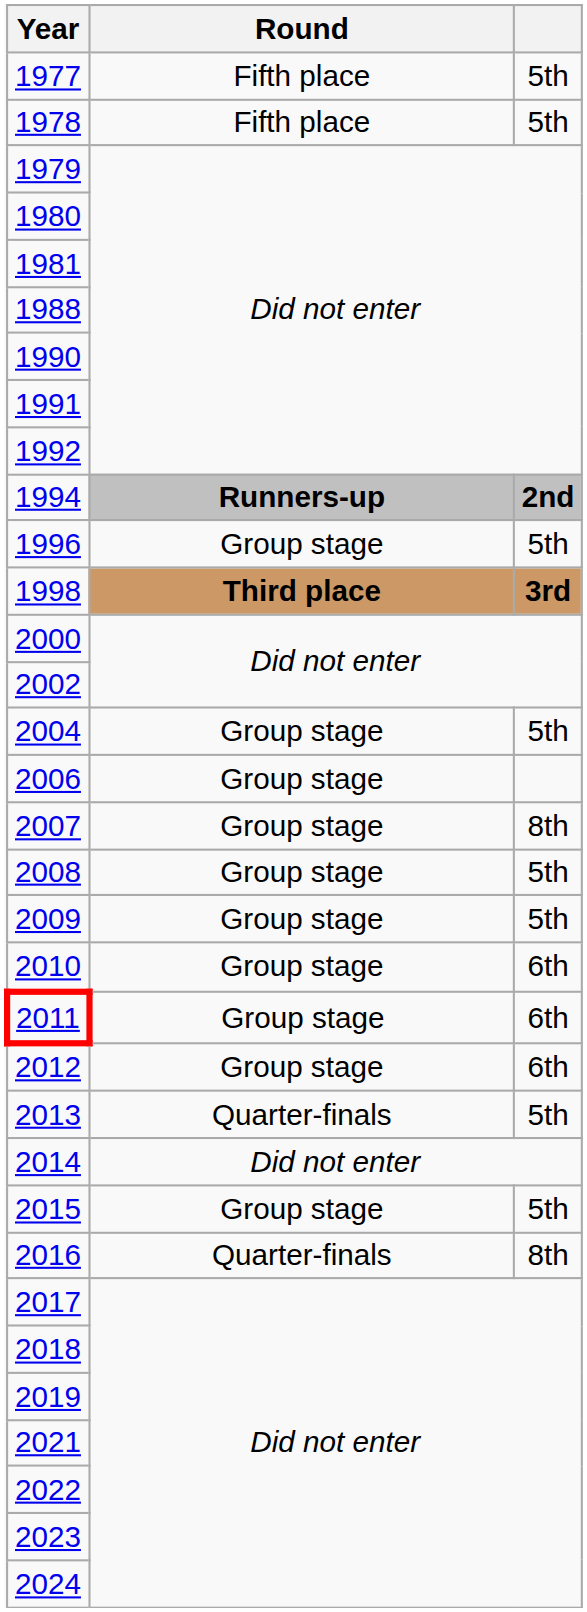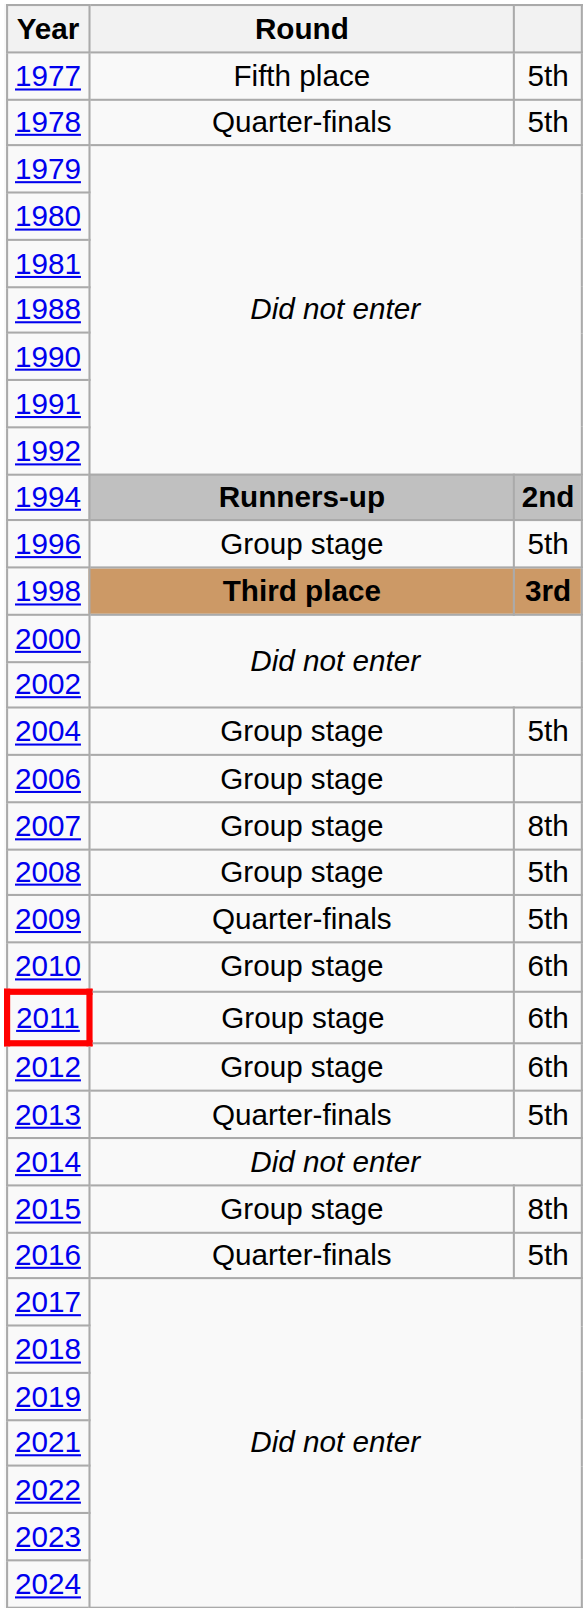(302, 123) Fifth place -> (302, 123) Quarter-finals
(302, 919) Group stage -> (302, 919) Quarter-finals
(548, 1209) 5th -> (548, 1209) 8th
(548, 1256) 8th -> (548, 1256) 5th
